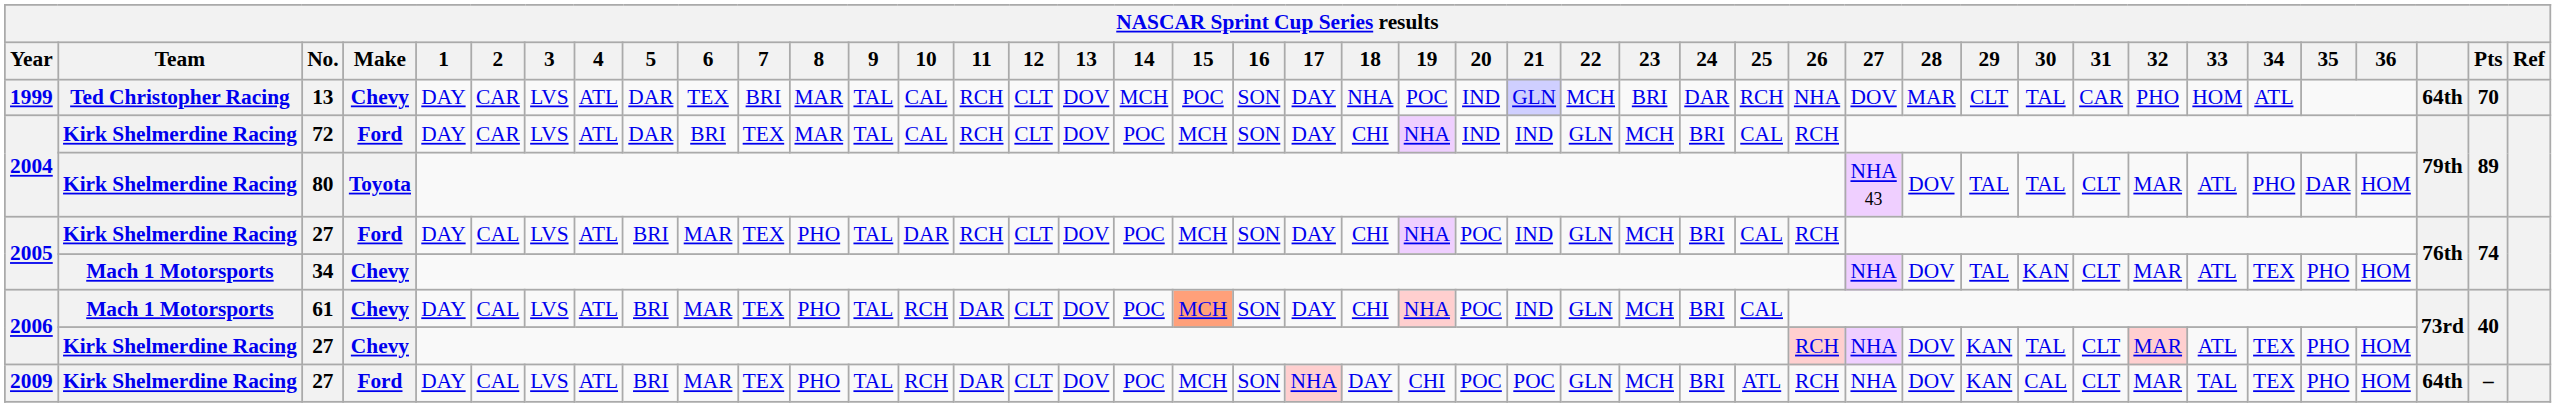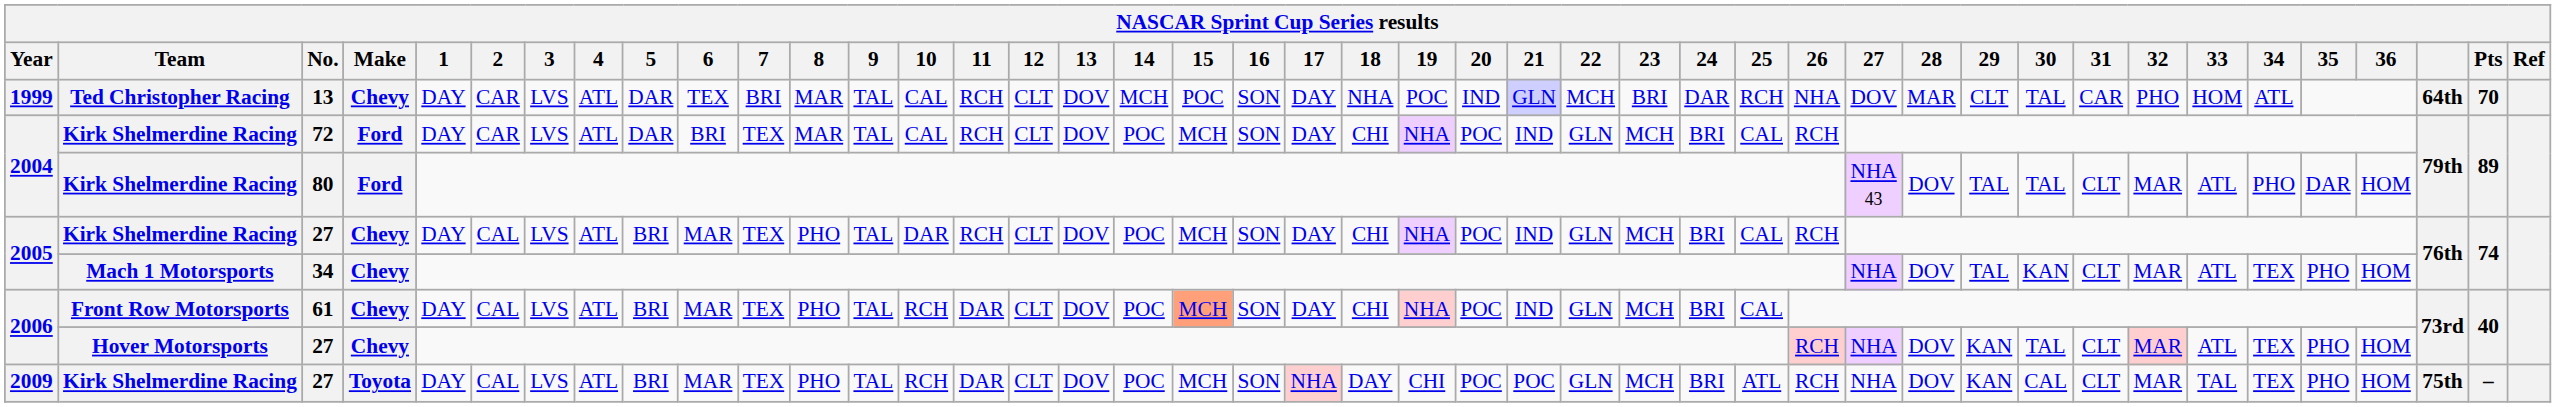(1481, 133) IND -> (1481, 133) POC
(380, 184) Toyota -> (380, 184) Ford
(380, 234) Ford -> (380, 234) Chevy
(180, 308) Mach 1 Motorsports -> (180, 308) Front Row Motorsports
(180, 345) Kirk Shelmerdine Racing -> (180, 345) Hover Motorsports
(380, 382) Ford -> (380, 382) Toyota
(2442, 382) 64th -> (2442, 382) 75th
